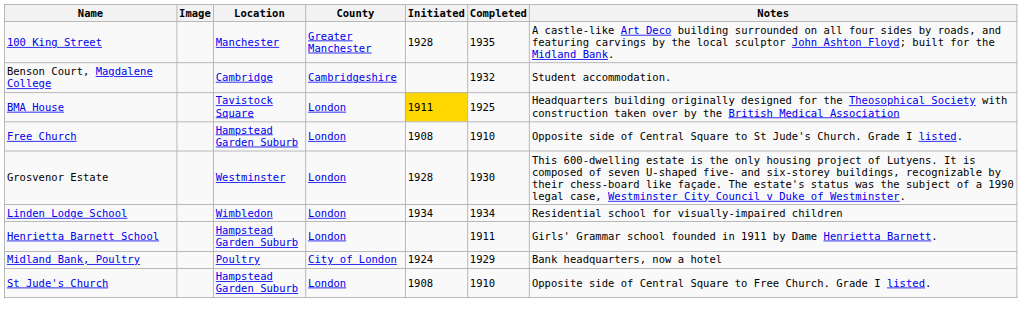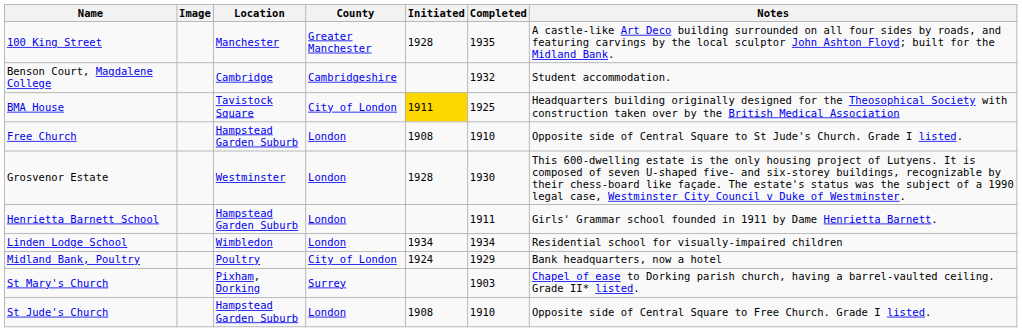(327, 107) London -> (352, 107) City of London
rows swapped: (83, 236) <-> (67, 213)
+ row: (58, 283)
